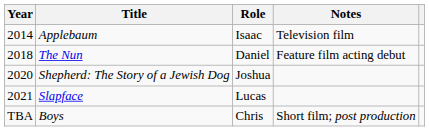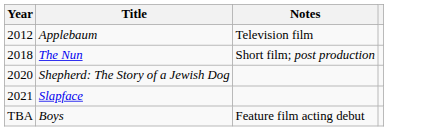- column: (253, 14)
(20, 34) 2014 -> (20, 34) 2012
(341, 55) Feature film acting debut -> (305, 55) Short film; post production
(346, 116) Short film; post production -> (300, 116) Feature film acting debut
